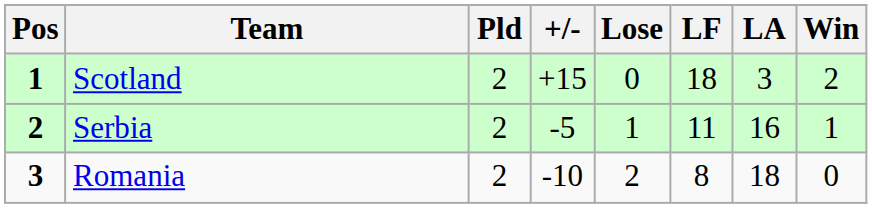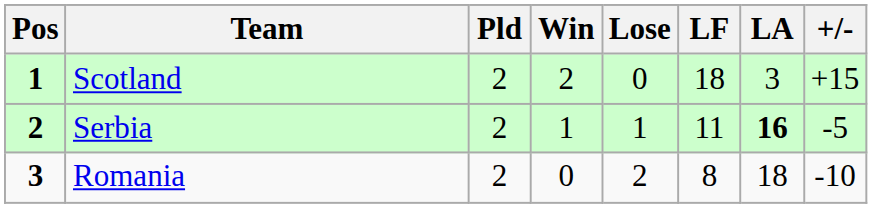columns swapped: (831, 29) <-> (562, 29)
(764, 127) normal -> (772, 127) bold
